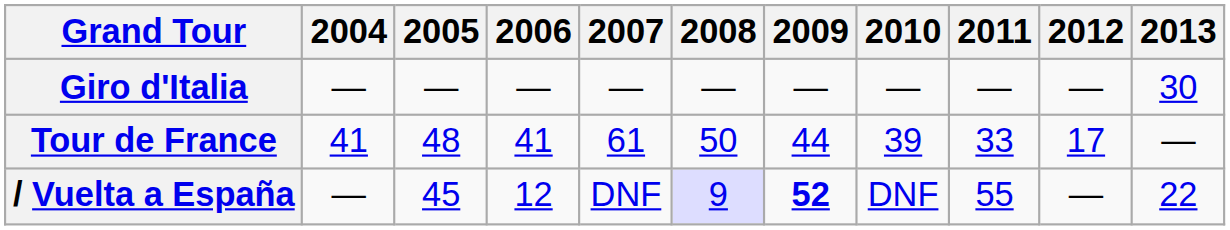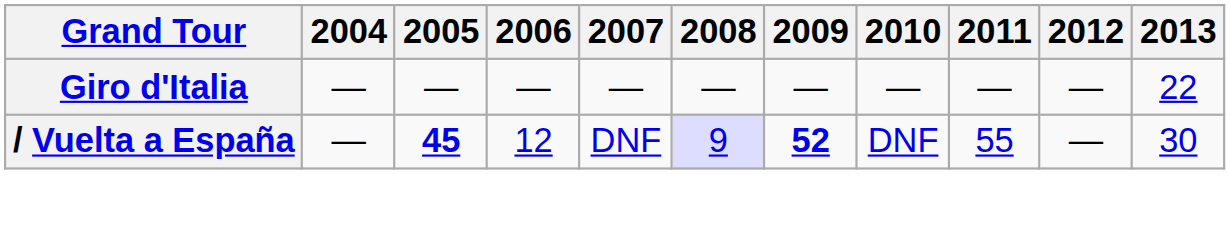(1178, 86) 30 -> (1178, 86) 22
- row: (154, 140)
(441, 195) normal -> (441, 140) bold
(1178, 195) 22 -> (1178, 140) 30
